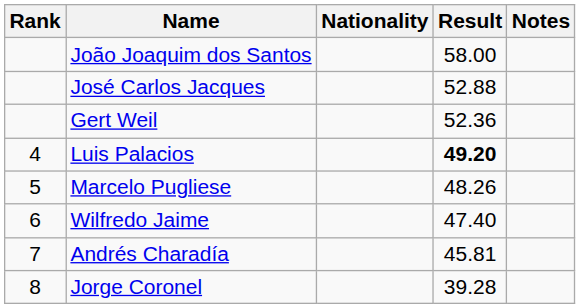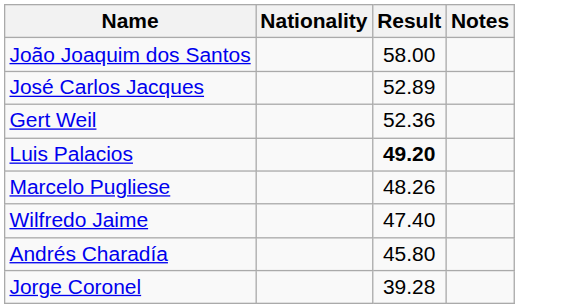- column: (35, 21)
(470, 87) 52.88 -> (409, 87) 52.89
(470, 253) 45.81 -> (409, 253) 45.80
